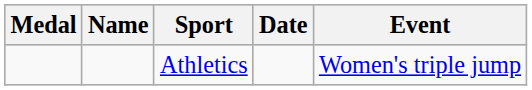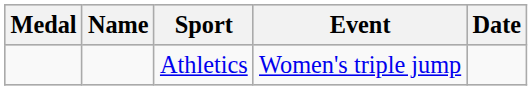columns swapped: (420, 24) <-> (283, 24)
